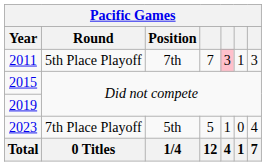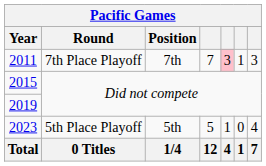(93, 60) 5th Place Playoff -> (93, 60) 7th Place Playoff
(93, 127) 7th Place Playoff -> (93, 127) 5th Place Playoff
